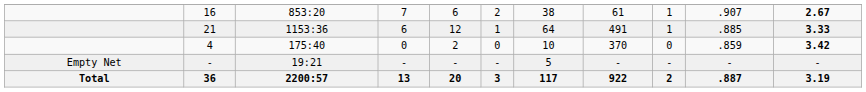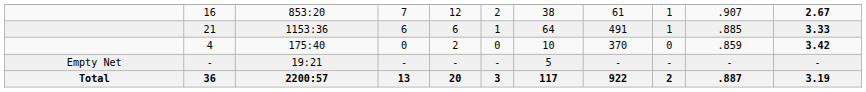(455, 13) 6 -> (455, 13) 12
(455, 29) 12 -> (455, 29) 6
